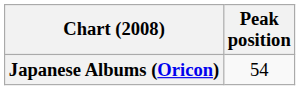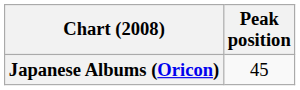(259, 69) 54 -> (259, 69) 45
